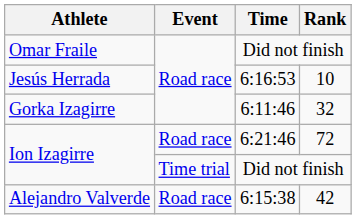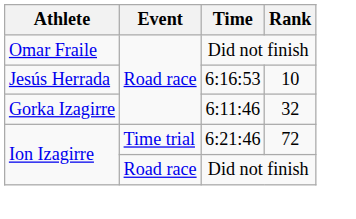(195, 139) Road race -> (159, 139) Time trial
(194, 169) Time trial -> (160, 169) Road race
- row: (79, 199)
